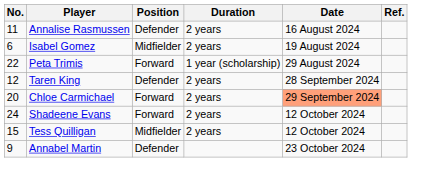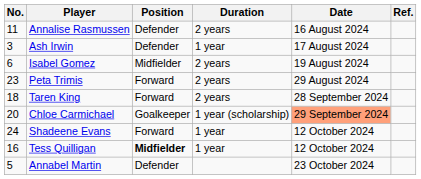+ row: (51, 47)
(13, 64) 22 -> (13, 81) 23
(233, 64) 1 year (scholarship) -> (213, 81) 2 years
(13, 81) 12 -> (13, 98) 18
(157, 81) Defender -> (154, 98) Forward
(154, 98) Forward -> (162, 115) Goalkeeper
(204, 98) 2 years -> (242, 115) 1 year (scholarship)
(204, 115) 2 years -> (210, 132) 1 year
(13, 132) 15 -> (13, 149) 16
(158, 132) normal -> (160, 149) bold
(204, 132) 2 years -> (210, 149) 1 year
(10, 149) 9 -> (10, 166) 5
